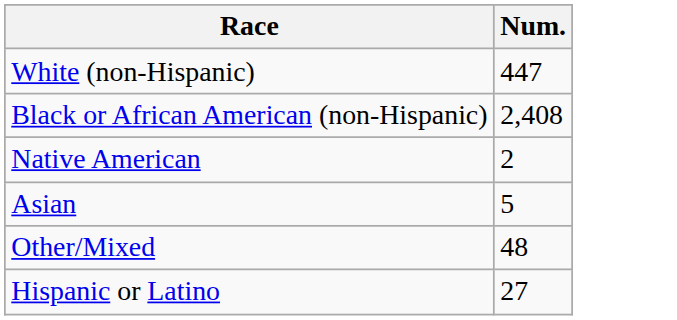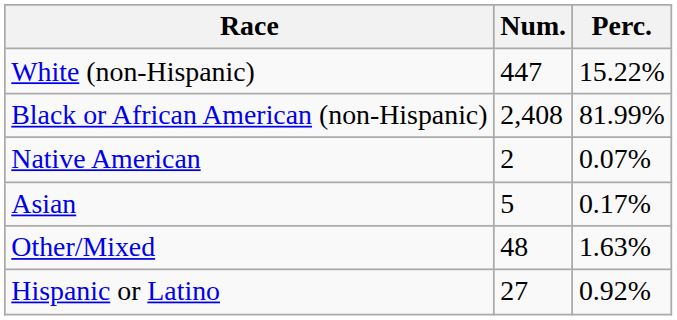+ column: (622, 26)
